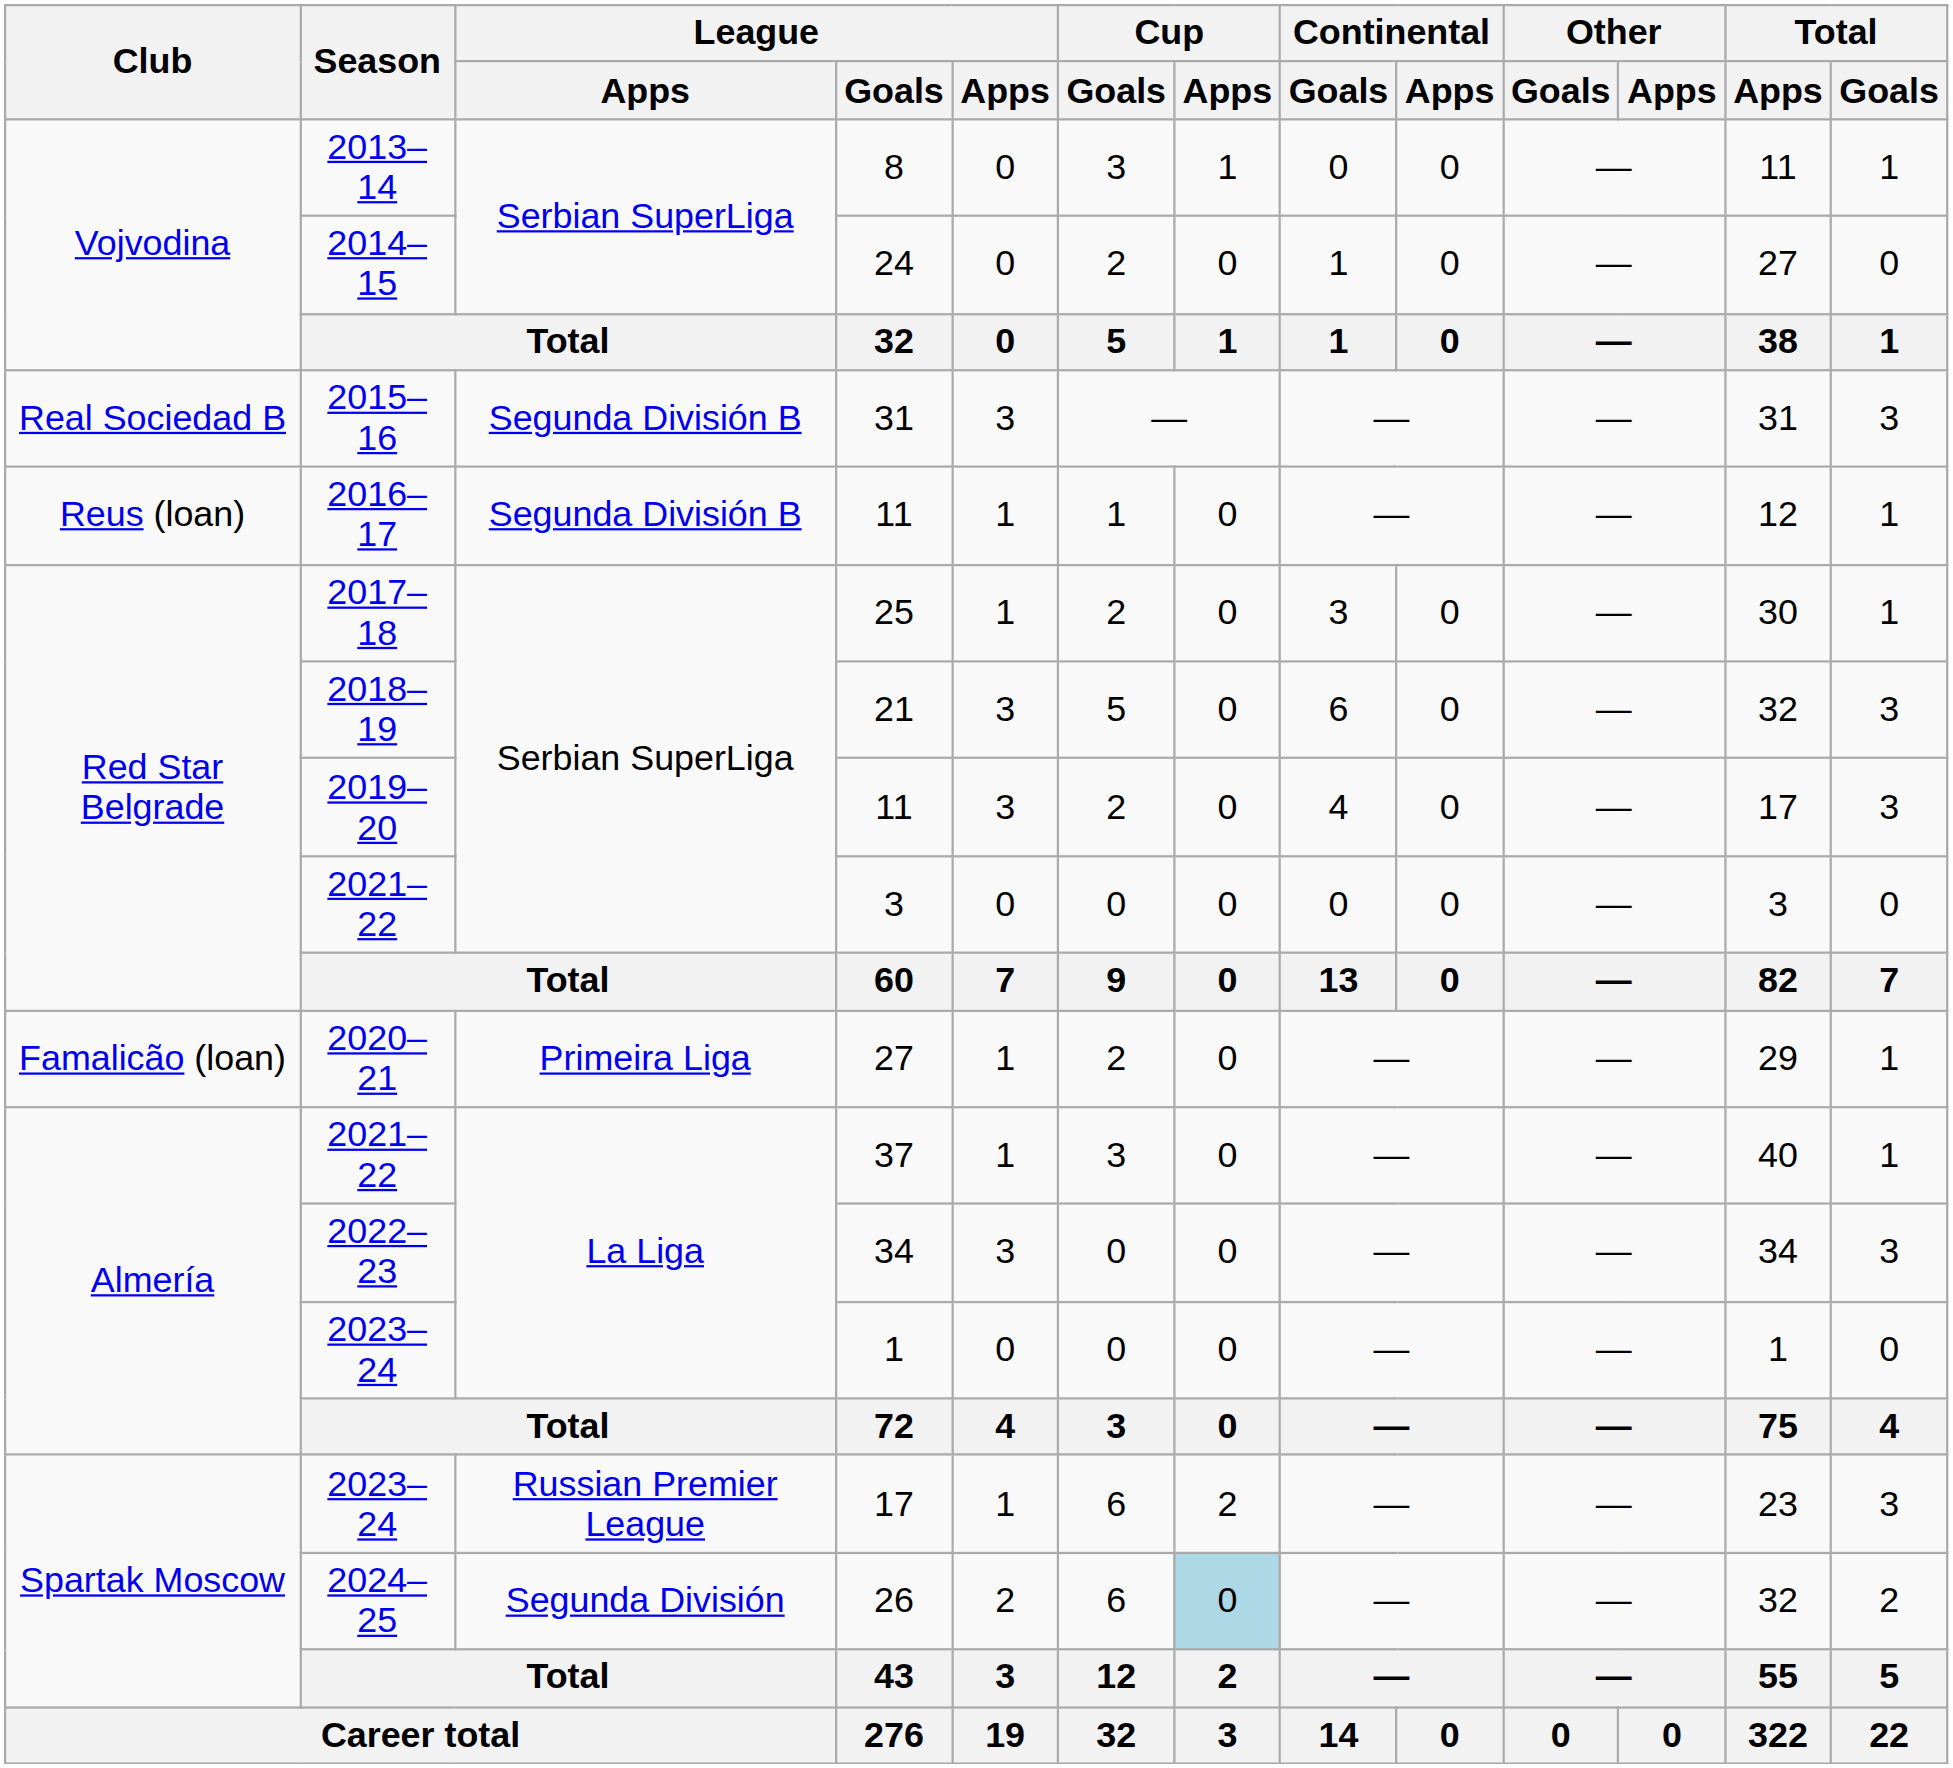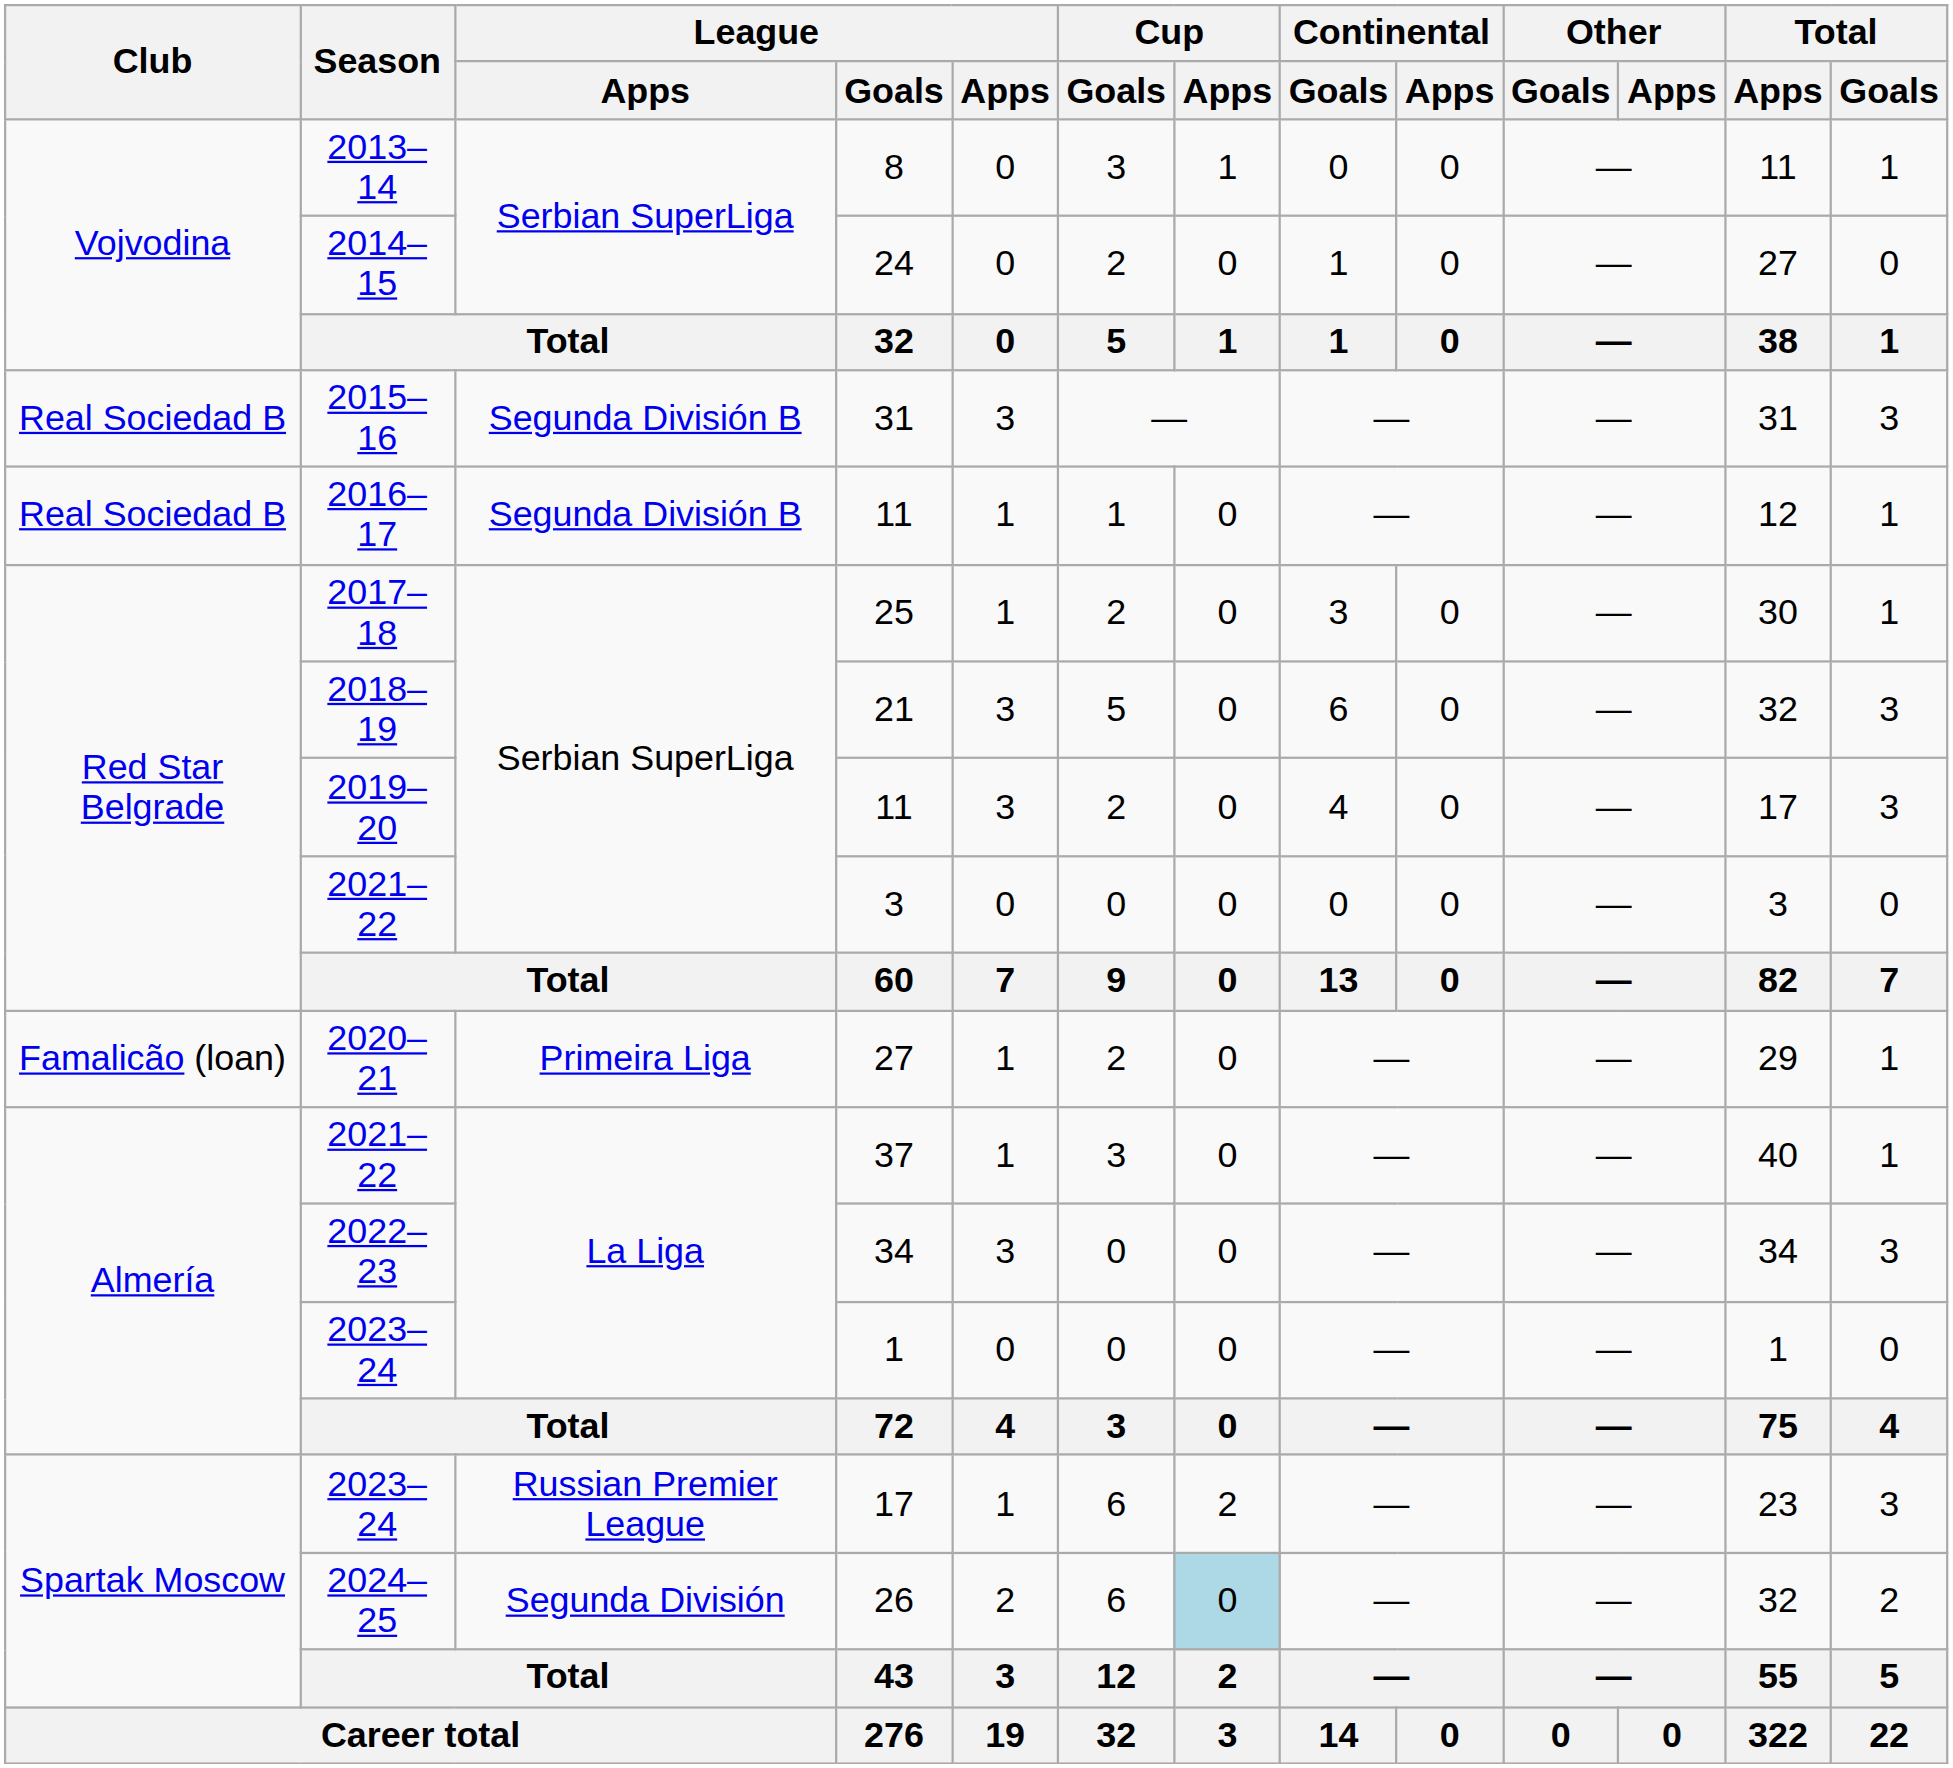(153, 515) Reus (loan) -> (153, 515) Real Sociedad B
